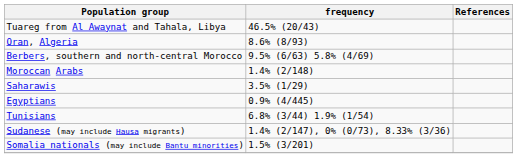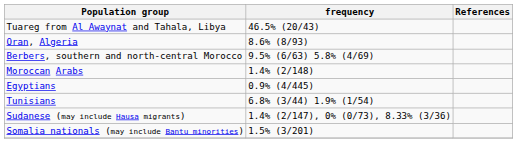- row: (31, 86)
